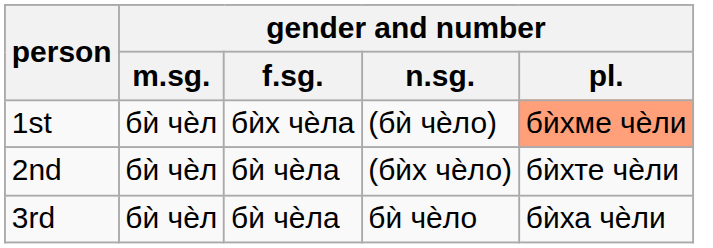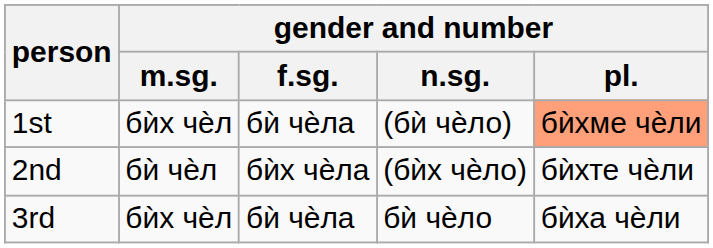(171, 123) бѝ чѐл -> (179, 123) бѝх чѐл
(293, 123) бѝх чѐла -> (300, 123) бѝ чѐла
(285, 170) бѝ чѐла -> (308, 170) бѝх чѐла
(171, 218) бѝ чѐл -> (179, 218) бѝх чѐл
